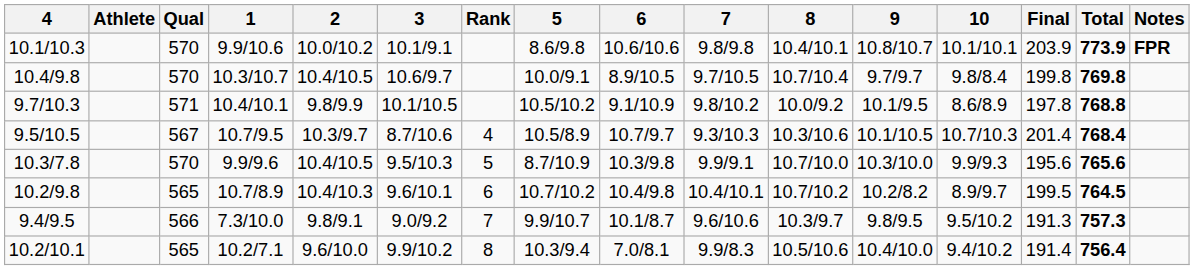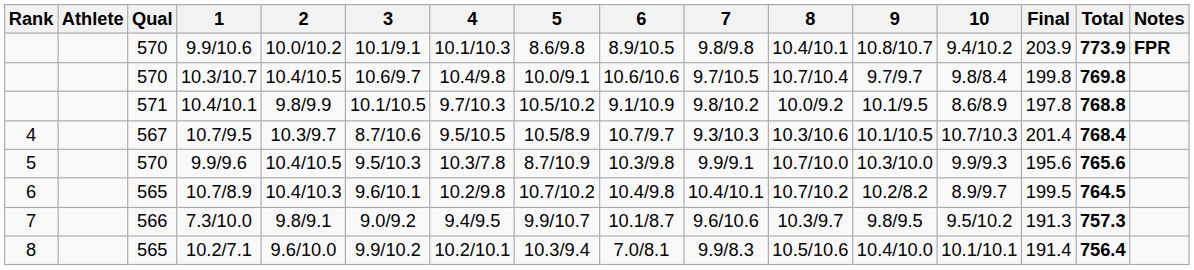columns swapped: (488, 18) <-> (47, 18)
(641, 47) 10.6/10.6 -> (641, 47) 8.9/10.5
(979, 47) 10.1/10.1 -> (979, 47) 9.4/10.2
(641, 76) 8.9/10.5 -> (641, 76) 10.6/10.6
(979, 250) 9.4/10.2 -> (979, 250) 10.1/10.1
